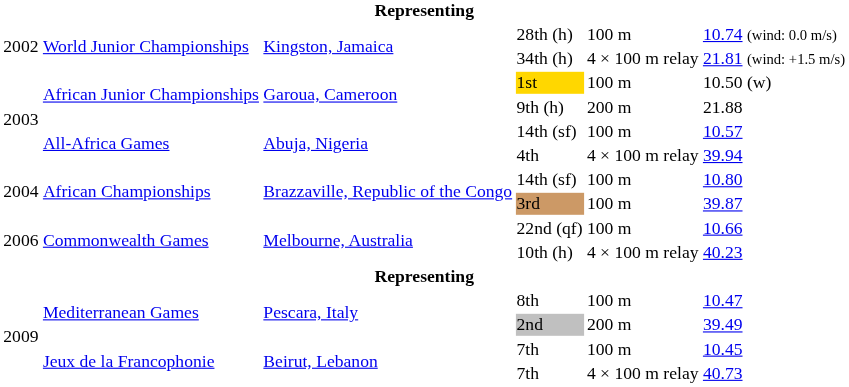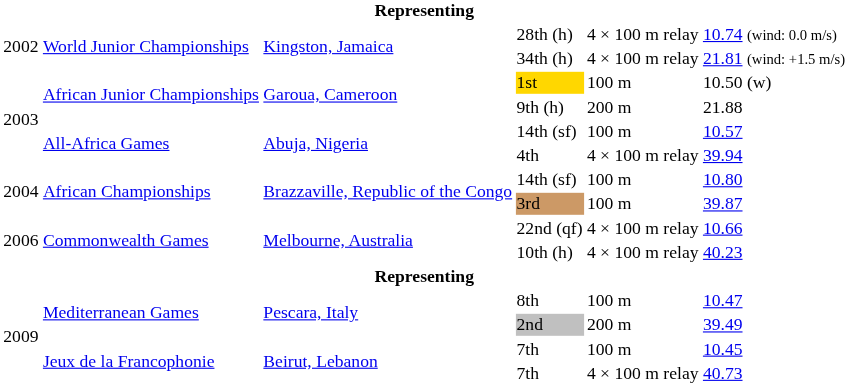(609, 34) 100 m -> (643, 34) 4 × 100 m relay
(609, 227) 100 m -> (643, 227) 4 × 100 m relay
